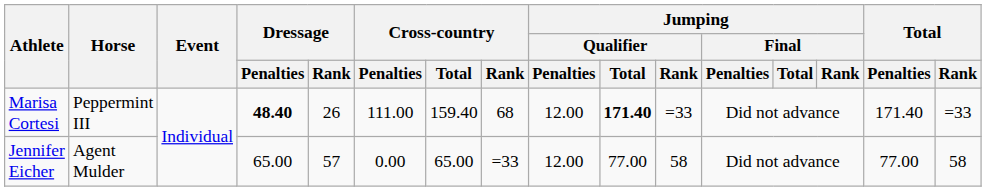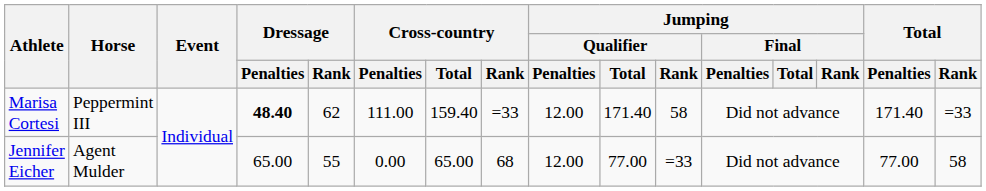(331, 112) 26 -> (331, 112) 62
(505, 112) 68 -> (505, 112) =33
(627, 112) bold -> (627, 112) normal
(679, 112) =33 -> (679, 112) 58
(331, 161) 57 -> (331, 161) 55
(505, 161) =33 -> (505, 161) 68
(679, 161) 58 -> (679, 161) =33
